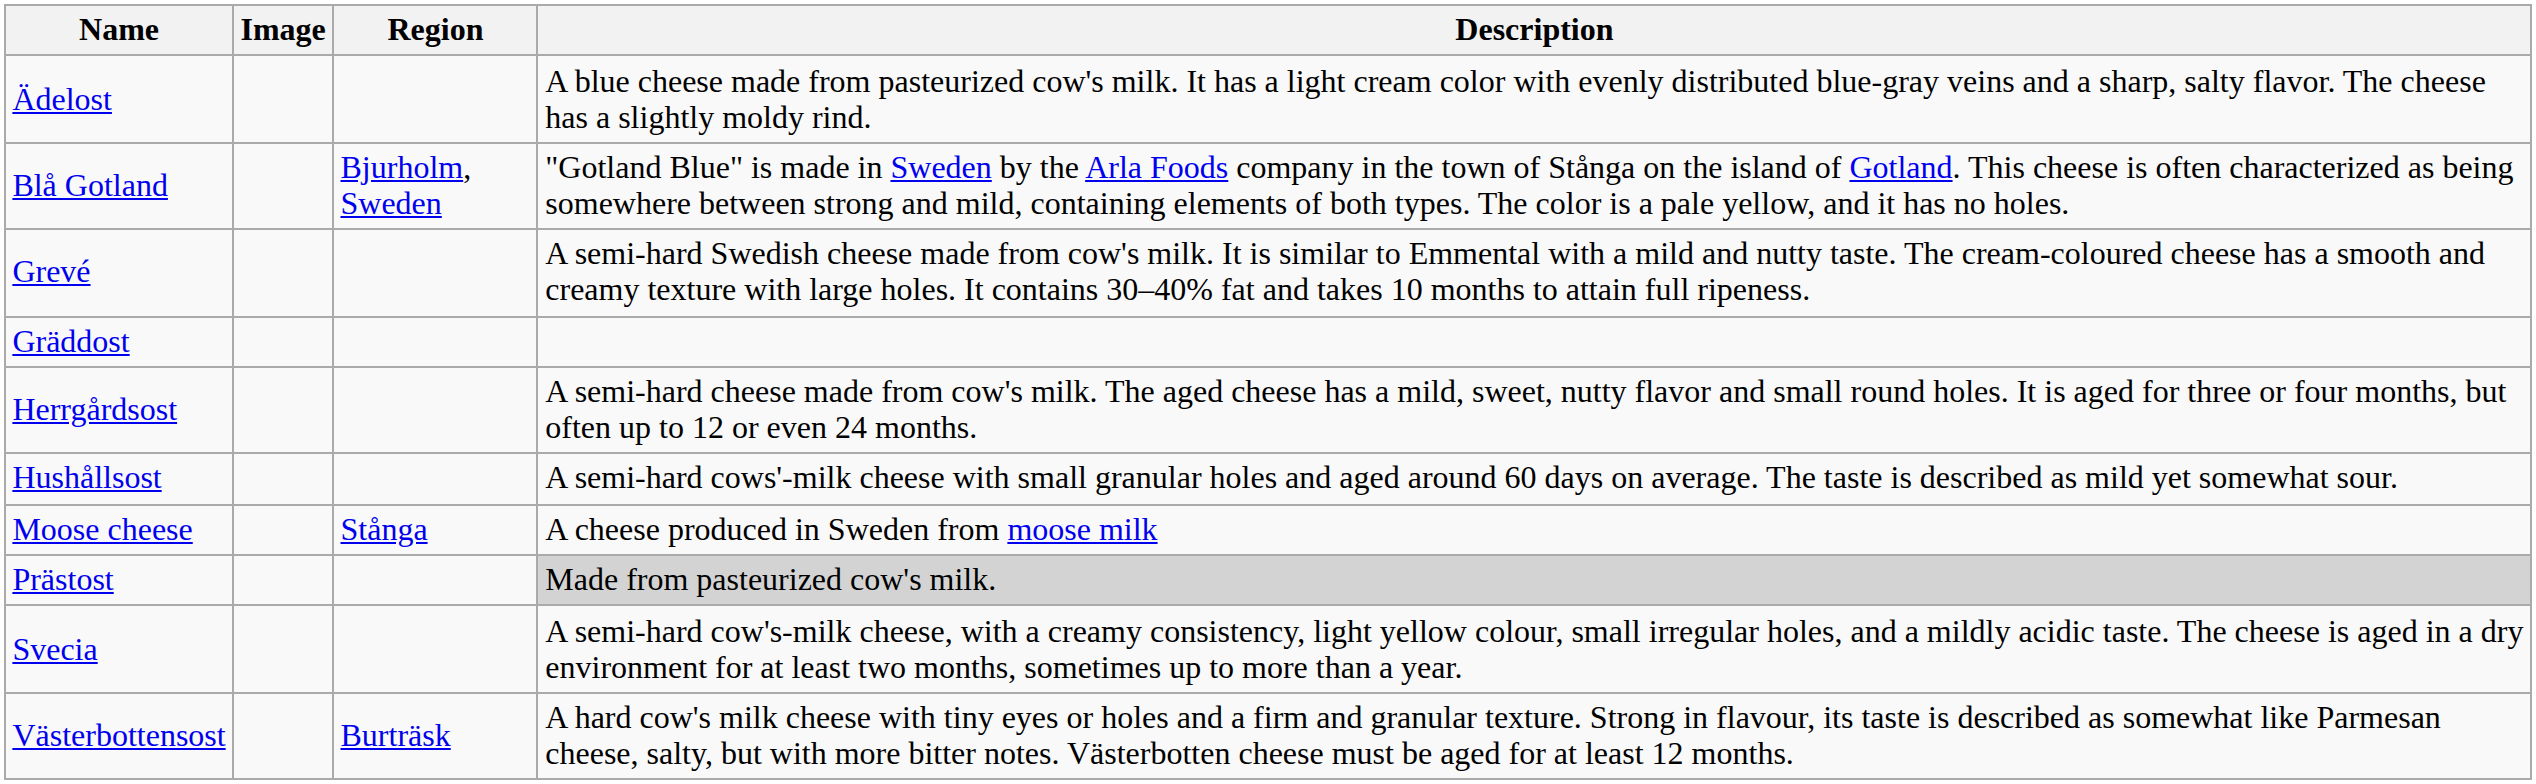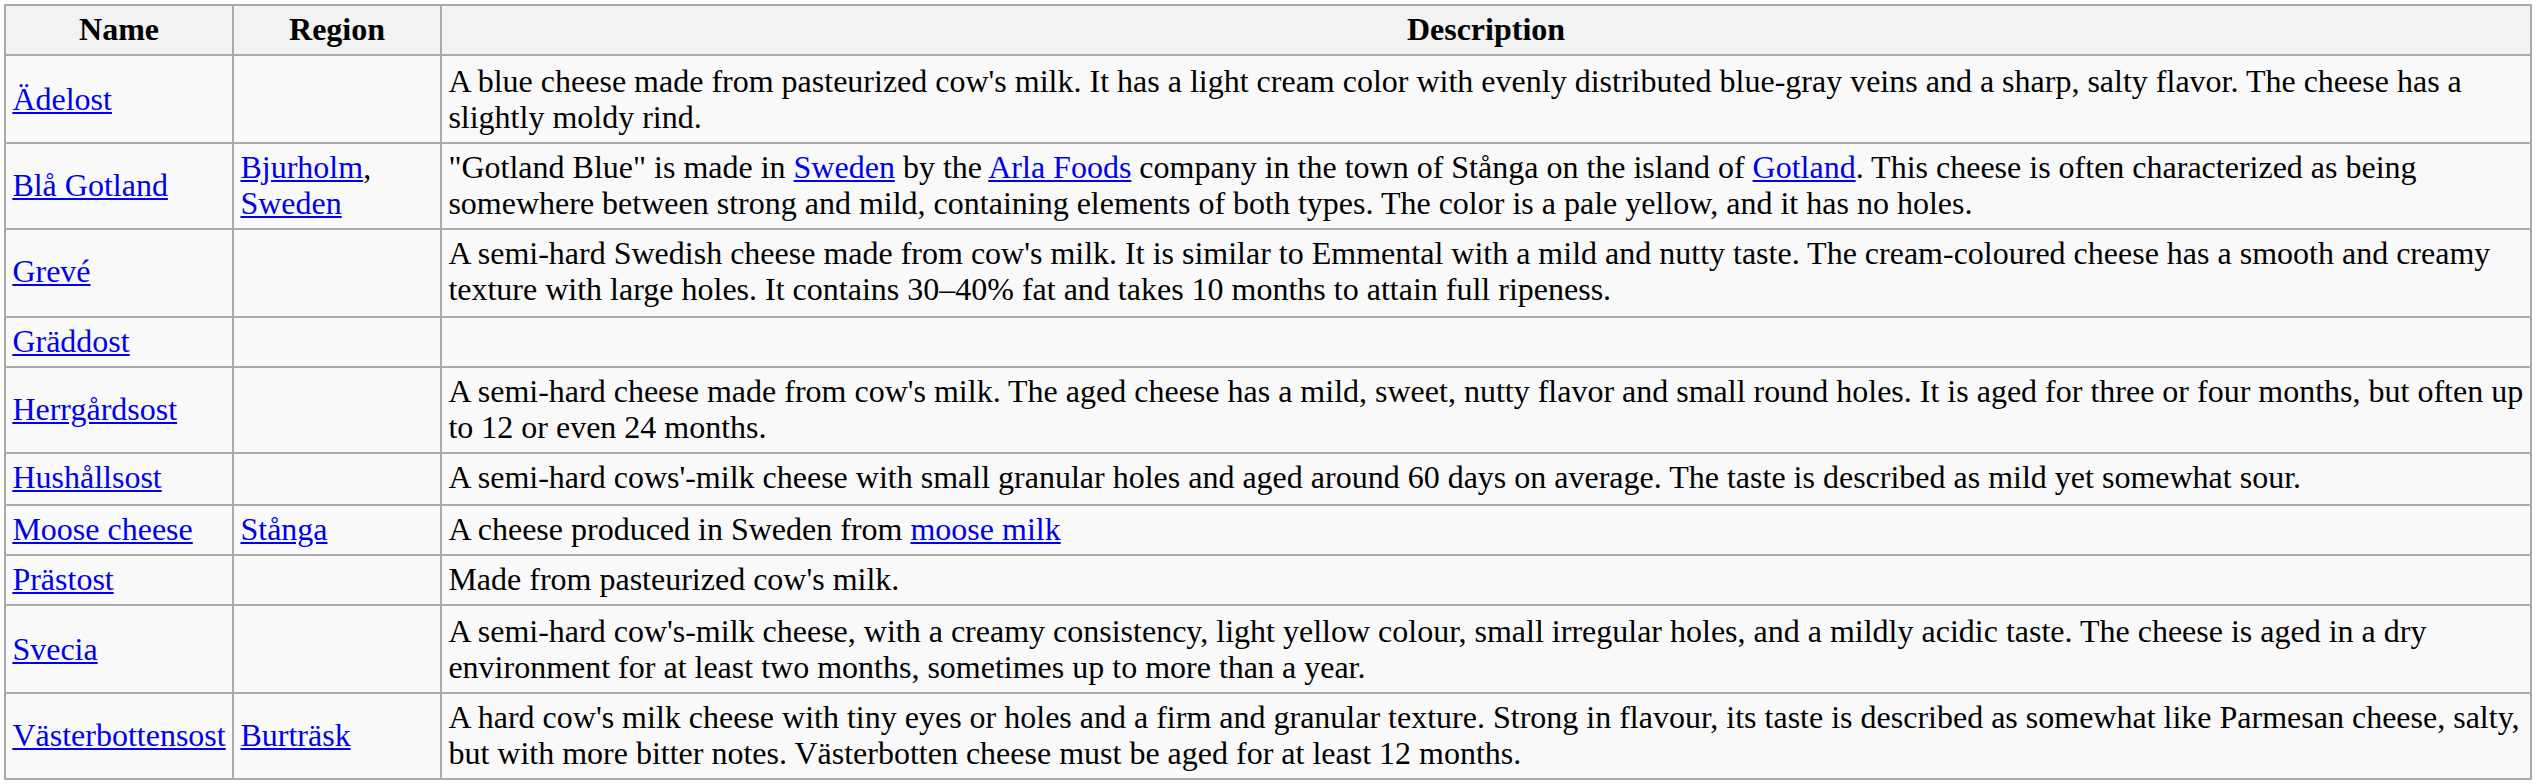- column: (283, 29)
(771, 579) lightgrey background -> (674, 579) no background
